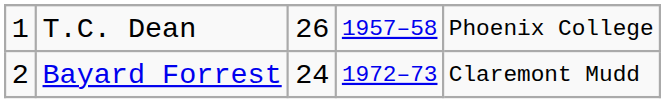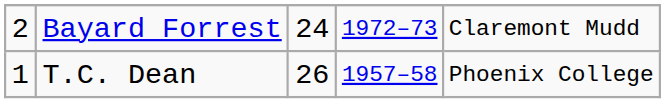rows swapped: (119, 28) <-> (162, 75)
